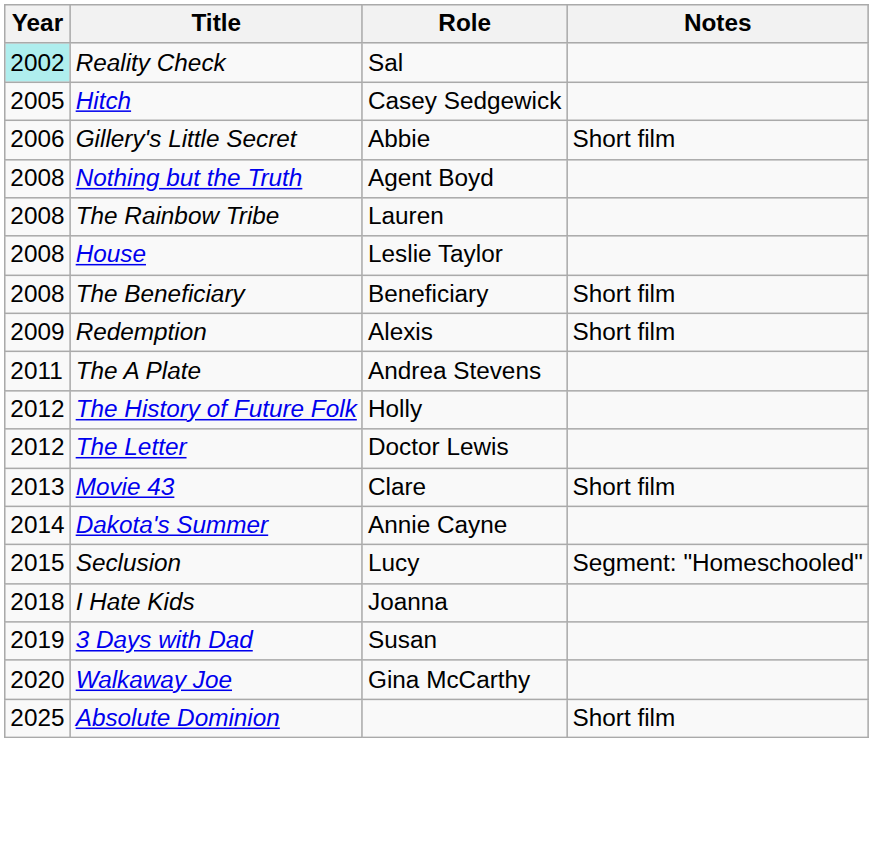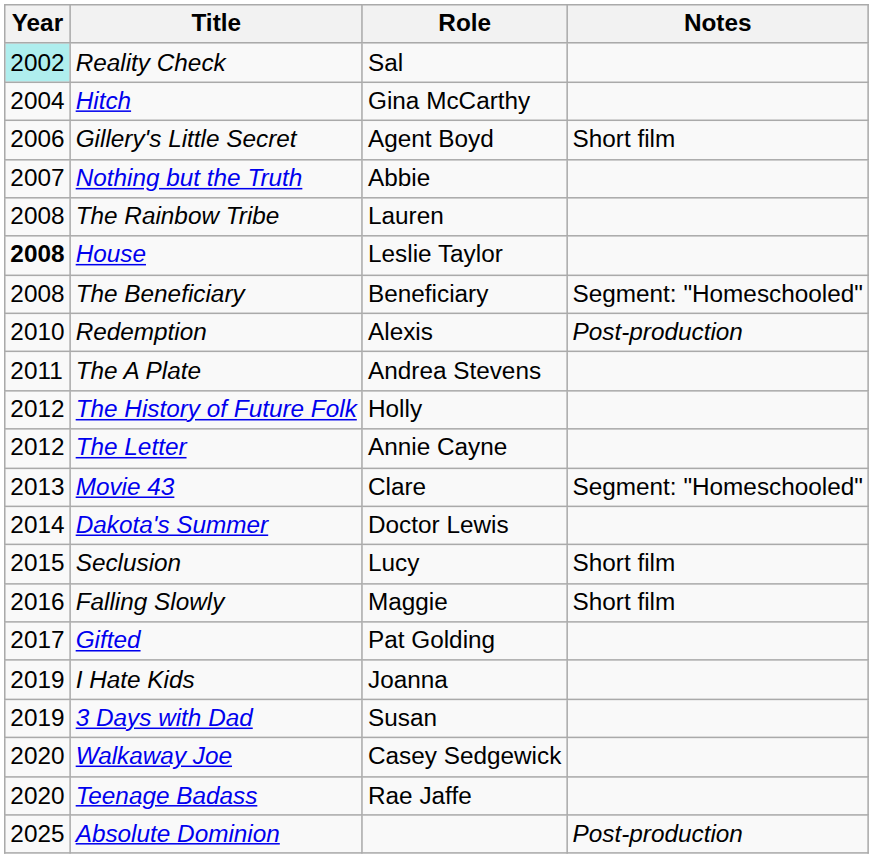(37, 100) 2005 -> (37, 100) 2004
(465, 100) Casey Sedgewick -> (449, 100) Gina McCarthy
(399, 139) Abbie -> (431, 139) Agent Boyd
(37, 178) 2008 -> (37, 178) 2007
(431, 178) Agent Boyd -> (399, 178) Abbie
(37, 255) normal -> (37, 255) bold
(624, 293) Short film -> (718, 293) Segment: "Homeschooled"
(37, 332) 2009 -> (37, 332) 2010
(624, 332) Short film -> (658, 332) Post-production
(438, 448) Doctor Lewis -> (438, 448) Annie Cayne
(624, 486) Short film -> (718, 486) Segment: "Homeschooled"
(438, 525) Annie Cayne -> (438, 525) Doctor Lewis
(718, 563) Segment: "Homeschooled" -> (624, 563) Short film
+ row: (150, 602)
+ row: (108, 640)
(37, 602) 2018 -> (37, 679) 2019
(449, 679) Gina McCarthy -> (465, 756) Casey Sedgewick
+ row: (167, 795)
(624, 718) Short film -> (658, 833) Post-production
